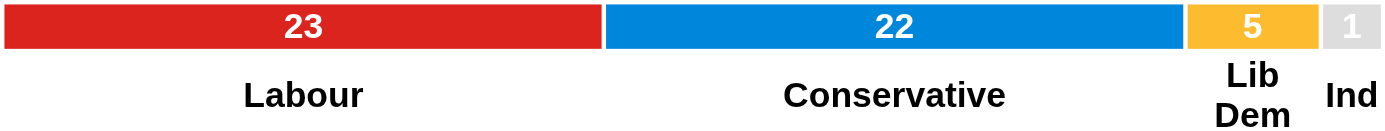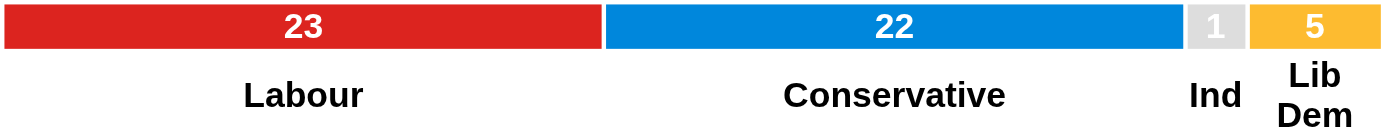columns swapped: (1253, 26) <-> (1352, 26)
